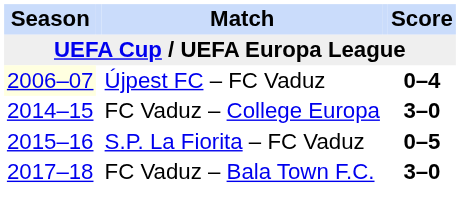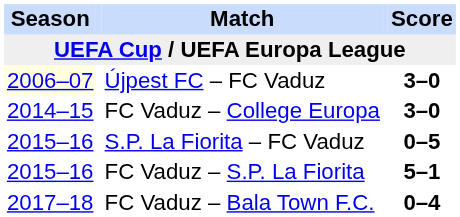(422, 80) 0–4 -> (422, 80) 3–0
+ row: (235, 172)
(422, 172) 3–0 -> (422, 202) 0–4
